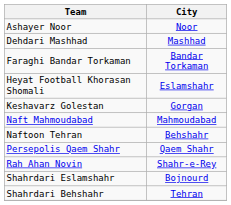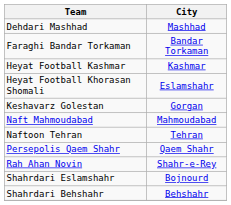- row: (39, 26)
+ row: (66, 66)
(187, 135) Behshahr -> (187, 135) Tehran
(187, 193) Tehran -> (187, 193) Behshahr
